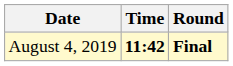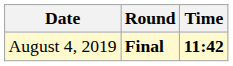columns swapped: (145, 18) <-> (198, 18)
